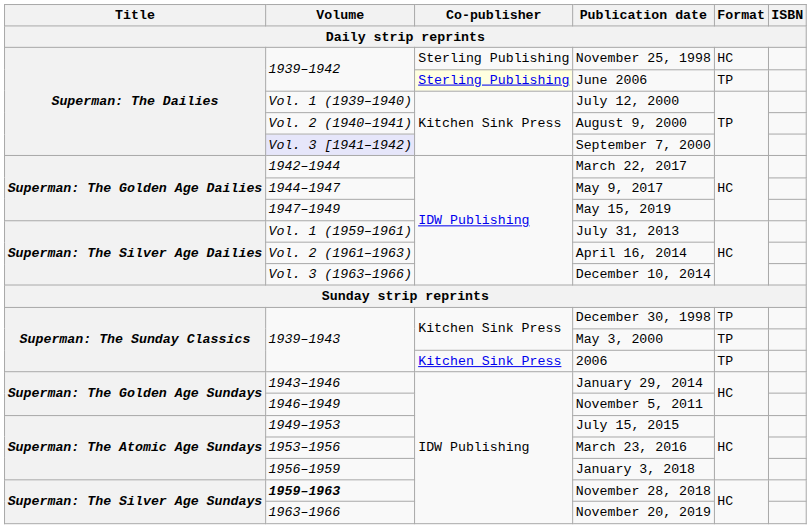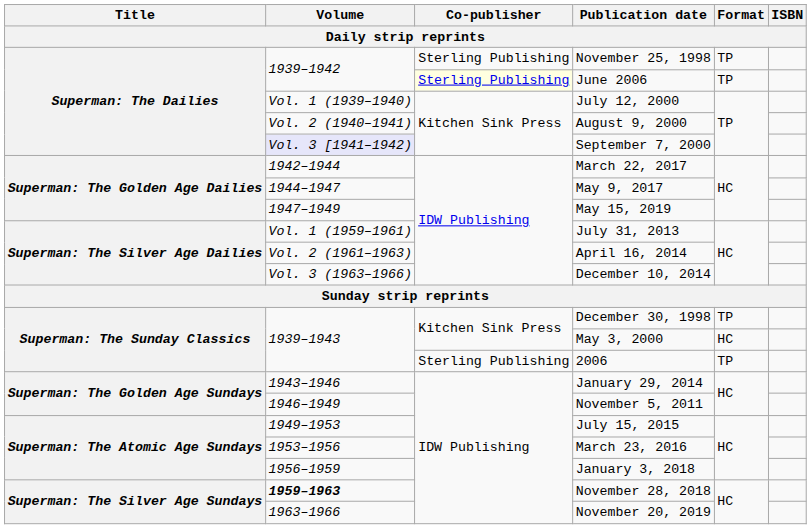(725, 59) HC -> (725, 59) TP
(725, 339) TP -> (725, 339) HC
(490, 361) Kitchen Sink Press -> (494, 361) Sterling Publishing
